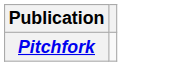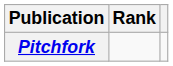+ column: (134, 18)
